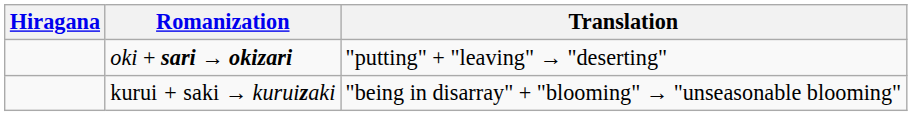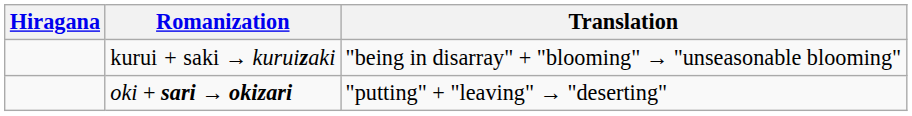rows swapped: (201, 57) <-> (223, 92)
